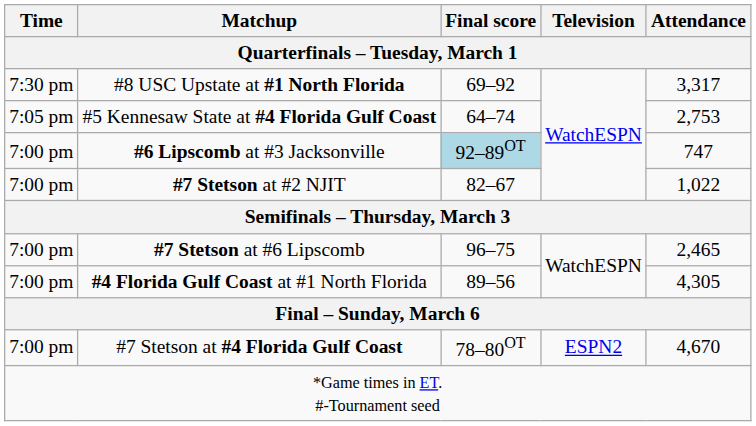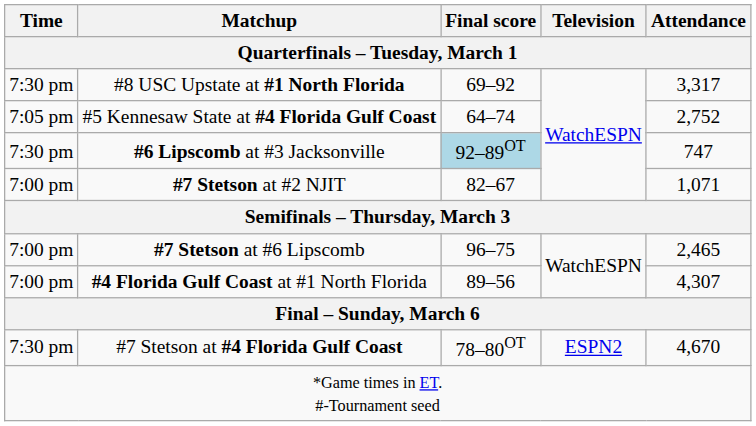(698, 116) 2,753 -> (698, 116) 2,752
(41, 151) 7:00 pm -> (41, 151) 7:30 pm
(698, 185) 1,022 -> (698, 185) 1,071
(698, 281) 4,305 -> (698, 281) 4,307
(41, 347) 7:00 pm -> (41, 347) 7:30 pm
